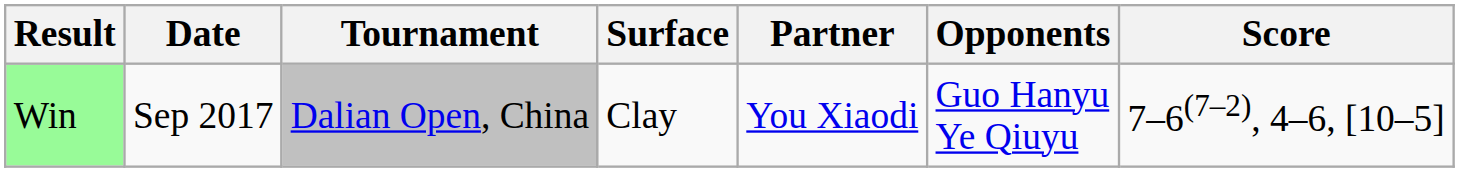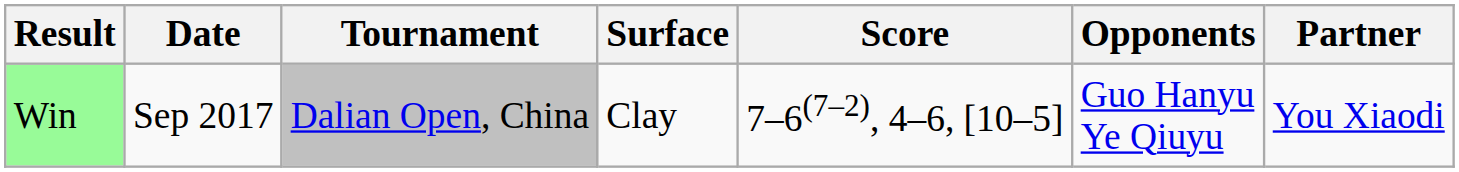columns swapped: (832, 34) <-> (1286, 34)
